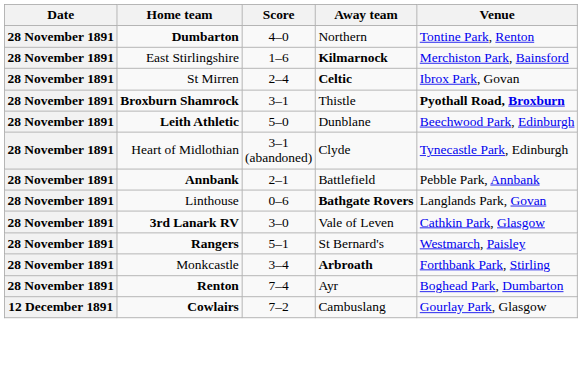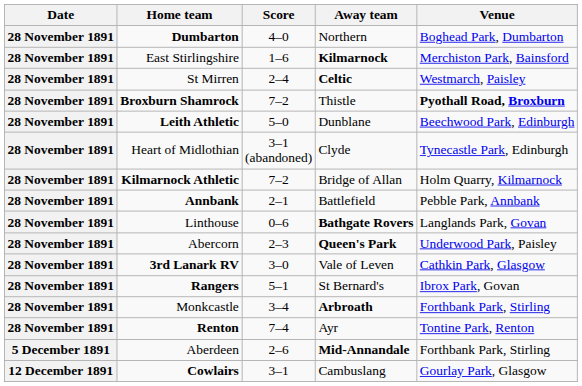(477, 36) Tontine Park, Renton -> (492, 36) Boghead Park, Dumbarton
(470, 79) Ibrox Park, Govan -> (473, 79) Westmarch, Paisley
(279, 100) 3–1 -> (279, 100) 7–2
+ row: (180, 179)
+ row: (213, 243)
(473, 243) Westmarch, Paisley -> (470, 286) Ibrox Park, Govan
(492, 286) Boghead Park, Dumbarton -> (477, 328) Tontine Park, Renton
+ row: (213, 350)
(279, 307) 7–2 -> (279, 371) 3–1
